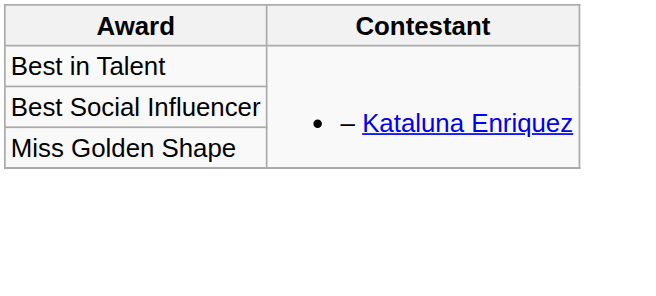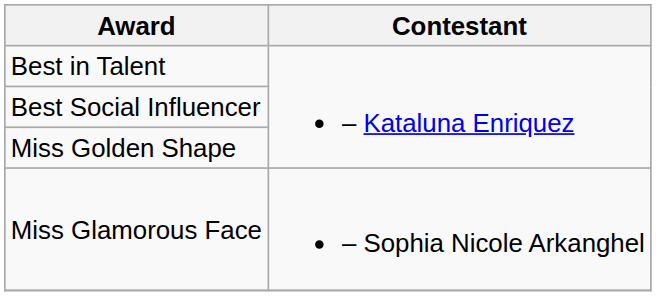+ row: (136, 229)
